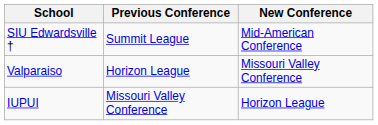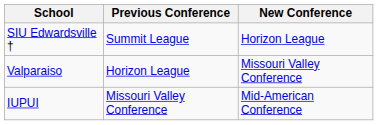(277, 39) Mid-American Conference -> (283, 39) Horizon League
(283, 103) Horizon League -> (277, 103) Mid-American Conference
